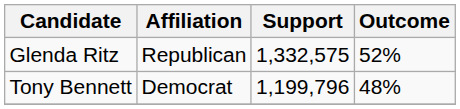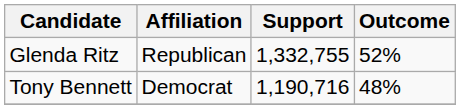(303, 54) 1,332,575 -> (303, 54) 1,332,755
(303, 87) 1,199,796 -> (303, 87) 1,190,716
